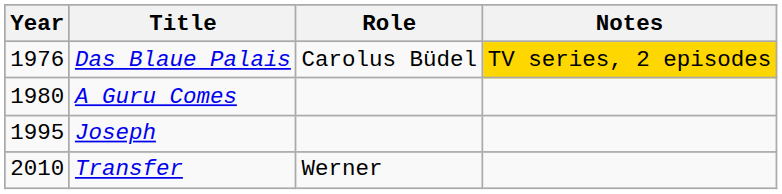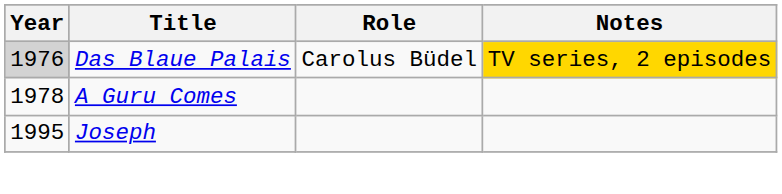(37, 60) no background -> (37, 60) lightgrey background
(37, 97) 1980 -> (37, 97) 1978
- row: (129, 170)
